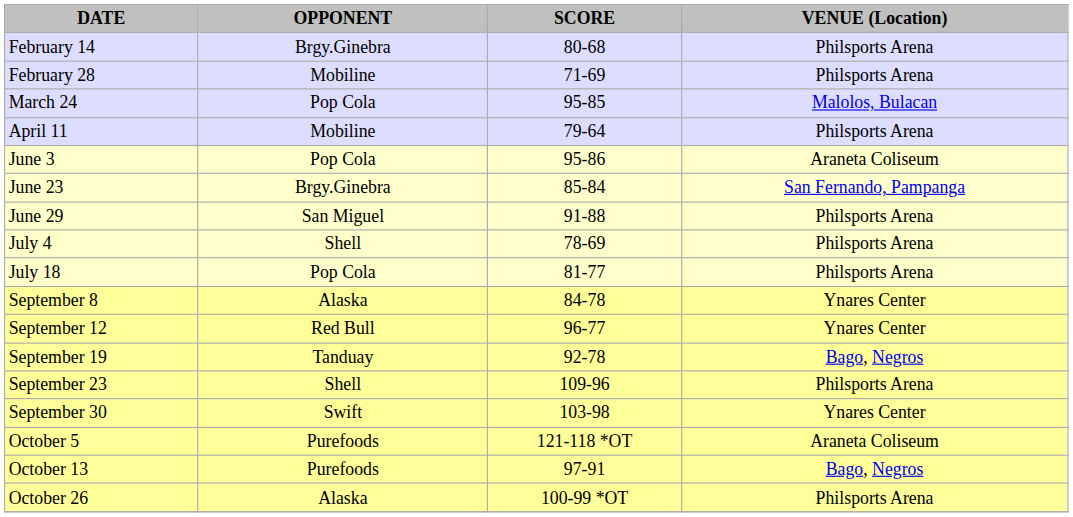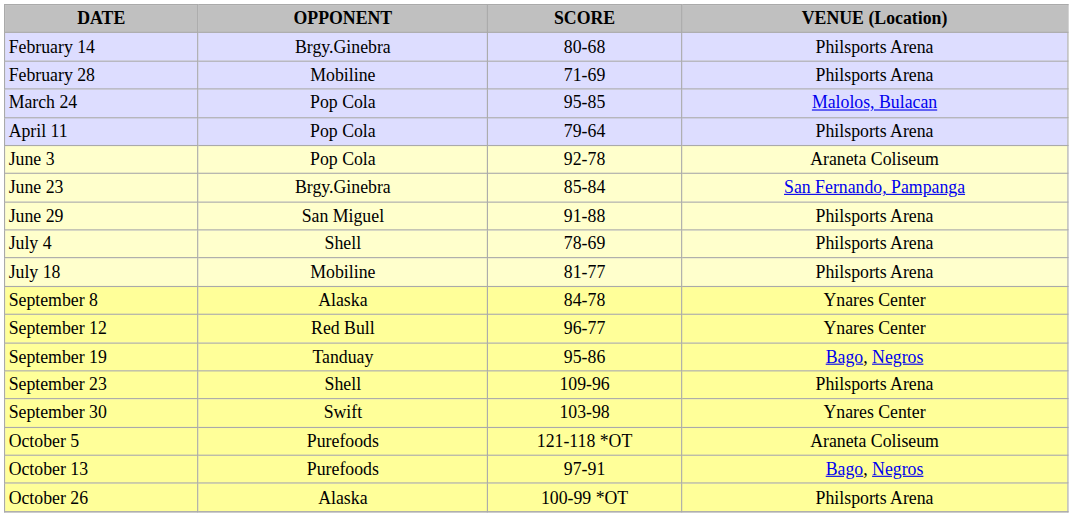(343, 131) Mobiline -> (343, 131) Pop Cola
(585, 159) 95-86 -> (585, 159) 92-78
(343, 272) Pop Cola -> (343, 272) Mobiline
(585, 356) 92-78 -> (585, 356) 95-86
